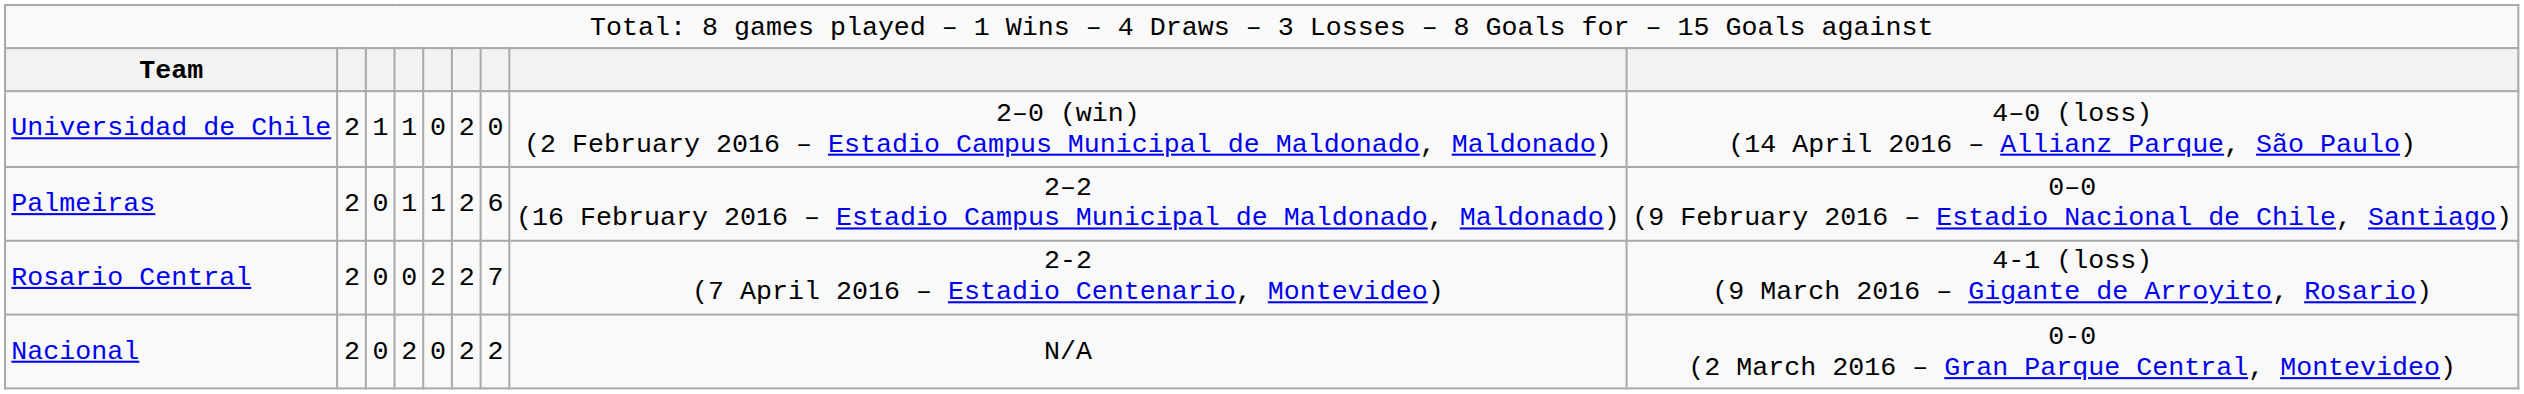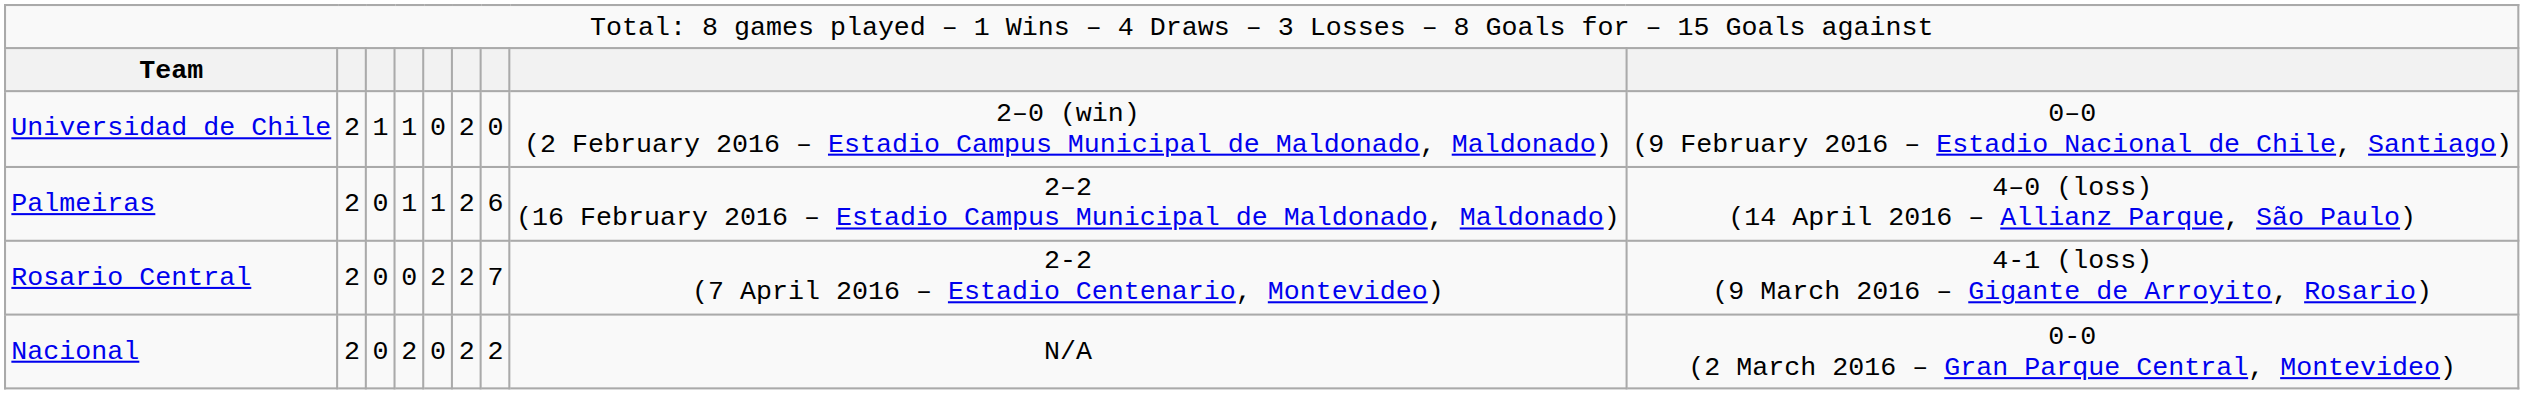(2072, 129) 4–0 (loss) (14 April 2016 – Allianz Parque, São Paulo) -> (2072, 129) 0–0 (9 February 2016 – Estadio Nacional de Chile, Santiago)
(2072, 203) 0–0 (9 February 2016 – Estadio Nacional de Chile, Santiago) -> (2072, 203) 4–0 (loss) (14 April 2016 – Allianz Parque, São Paulo)
